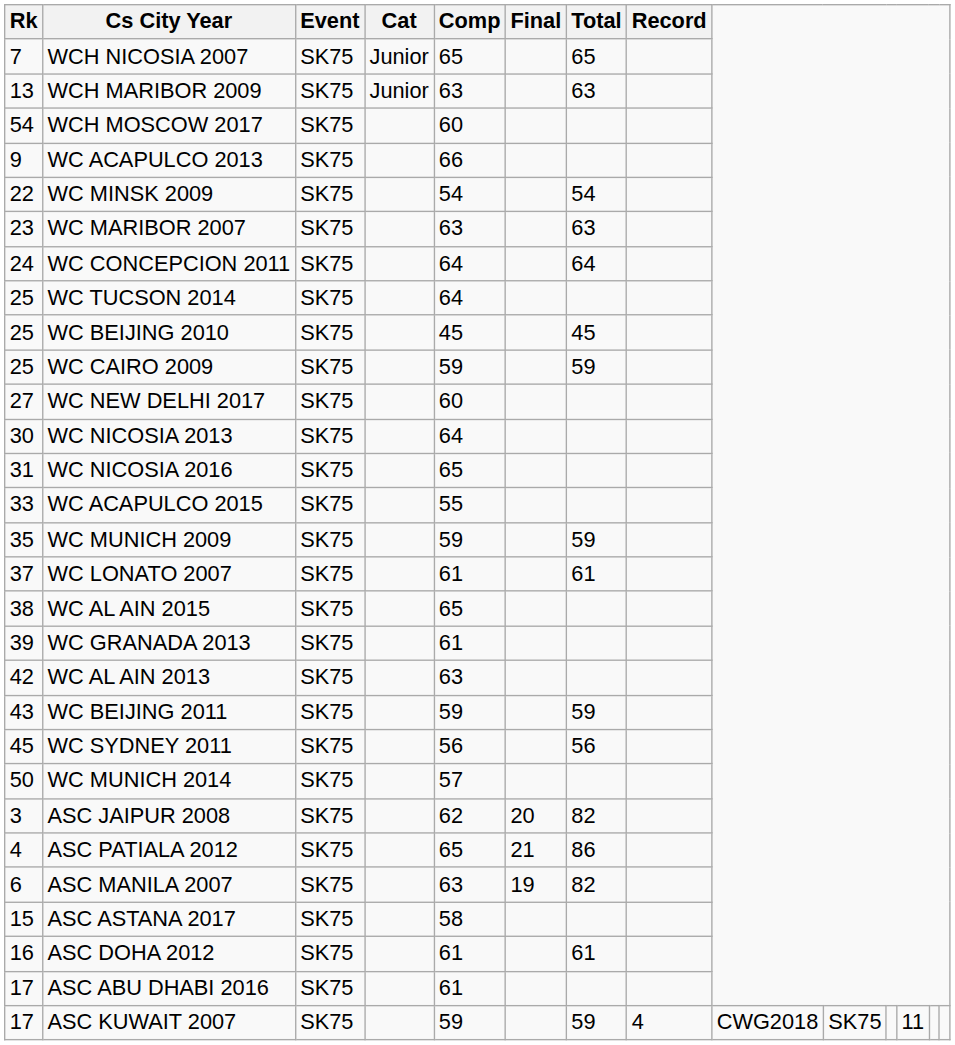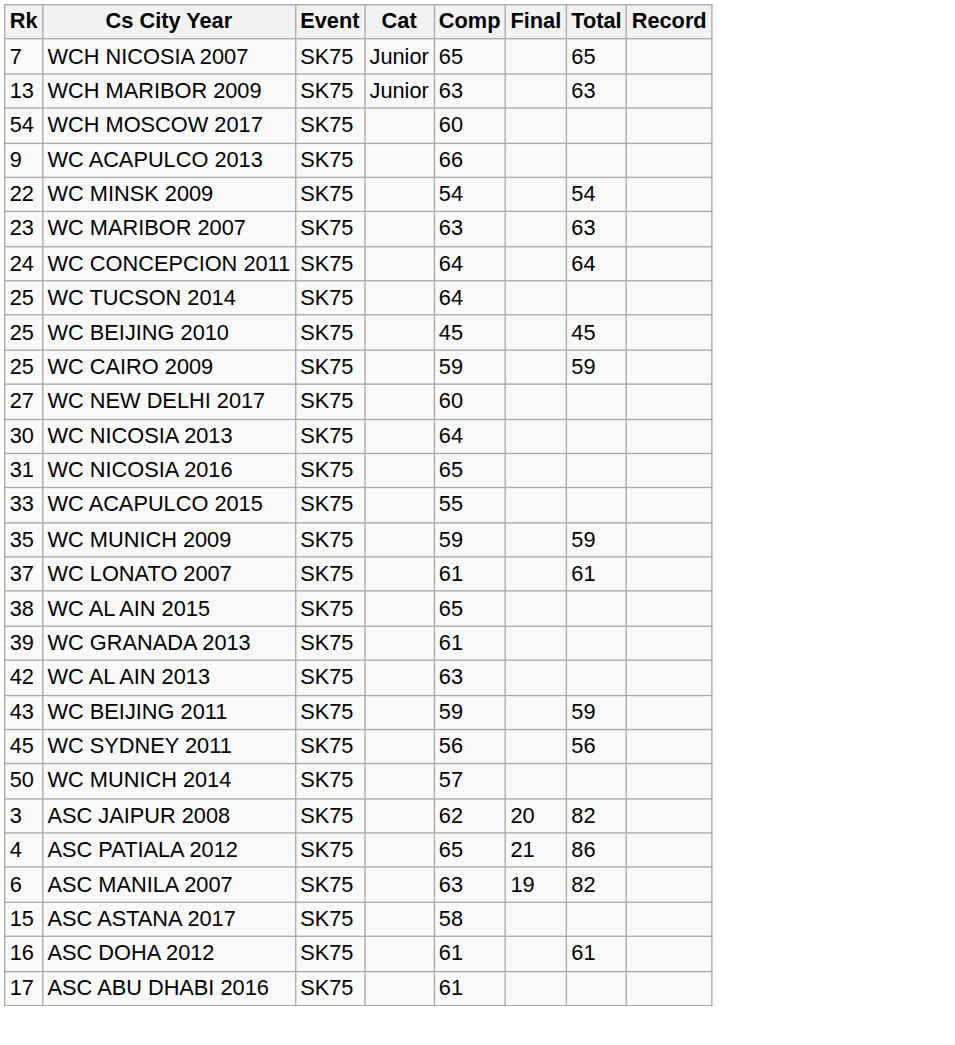- row: (142, 1022)
